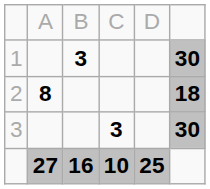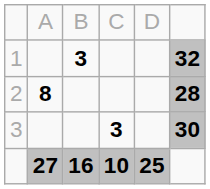(187, 58) 30 -> (187, 58) 32
(187, 93) 18 -> (187, 93) 28
